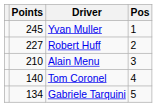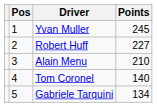columns swapped: (140, 13) <-> (27, 13)
